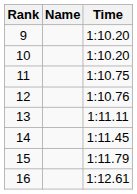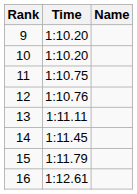columns swapped: (63, 14) <-> (108, 14)
